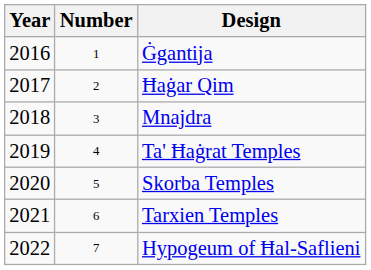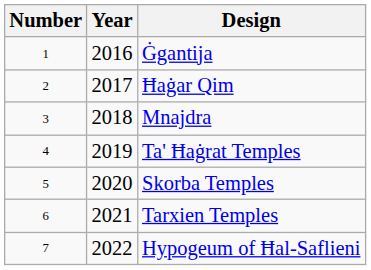columns swapped: (30, 20) <-> (96, 20)
